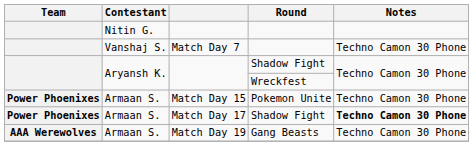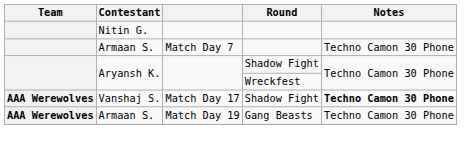(136, 47) Vanshaj S. -> (126, 47) Armaan S.
- row: (209, 99)
(53, 116) Power Phoenixes -> (50, 99) AAA Werewolves
(133, 116) Armaan S. -> (130, 99) Vanshaj S.
